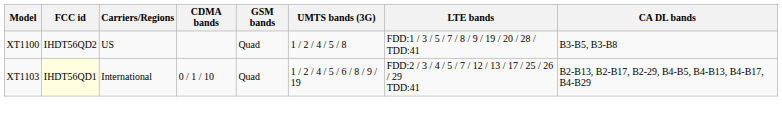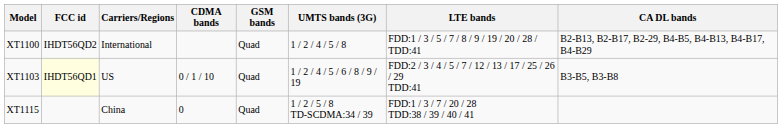(108, 44) US -> (127, 44) International
(588, 44) B3-B5, B3-B8 -> (662, 44) B2-B13, B2-B17, B2-29, B4-B5, B4-B13, B4-B17, B4-B29
(127, 77) International -> (108, 77) US
(662, 77) B2-B13, B2-B17, B2-29, B4-B5, B4-B13, B4-B17, B4-B29 -> (589, 77) B3-B5, B3-B8
+ row: (23, 109)
